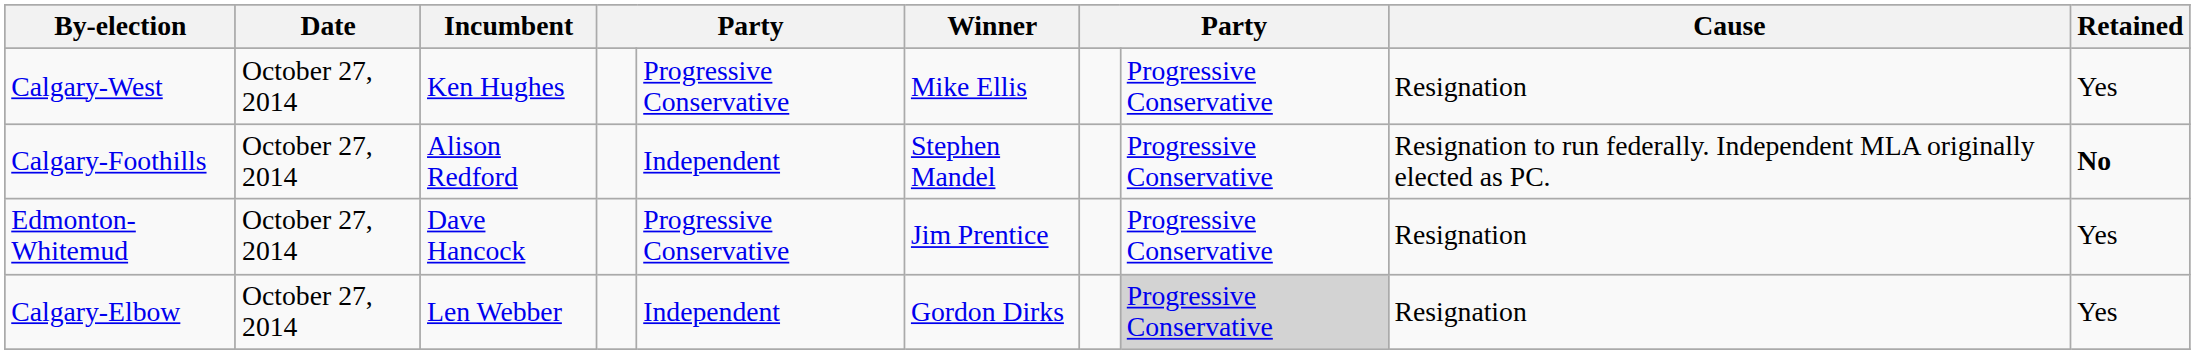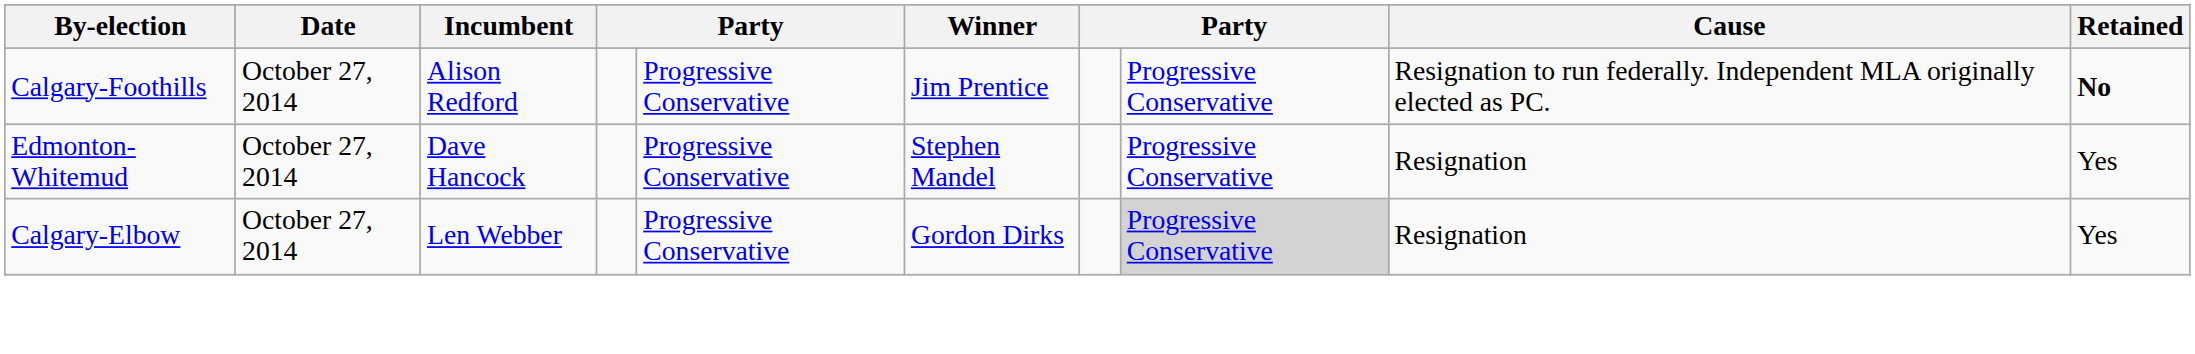- row: (87, 85)
(712, 160) Independent -> (716, 85) Progressive Conservative
(956, 160) Stephen Mandel -> (980, 85) Jim Prentice
(980, 235) Jim Prentice -> (956, 160) Stephen Mandel
(712, 311) Independent -> (716, 235) Progressive Conservative
